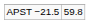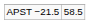(73, 12) 59.8 -> (73, 12) 58.5
